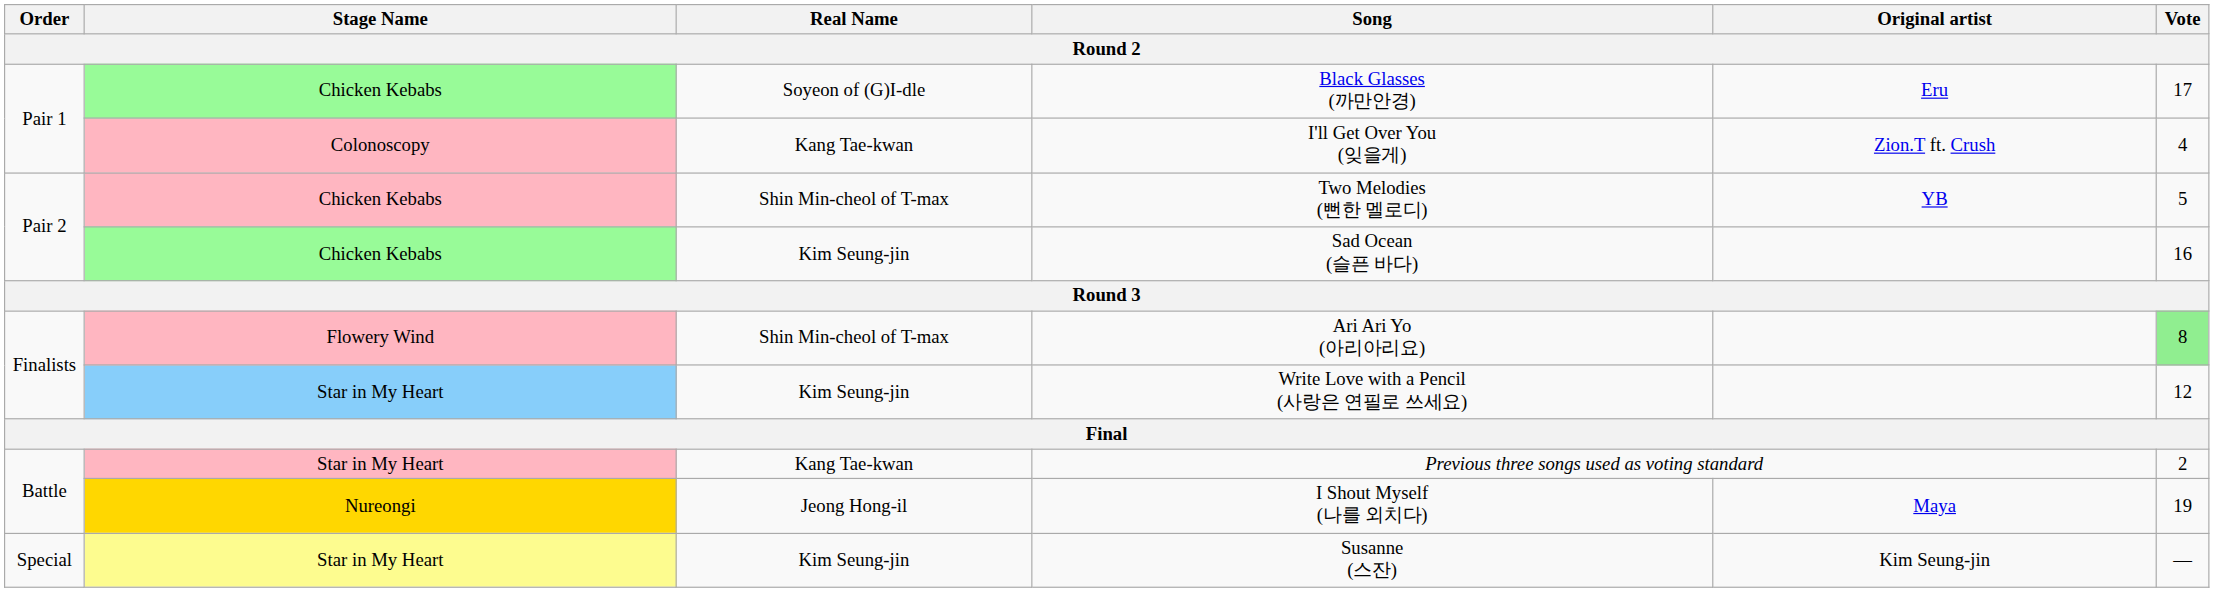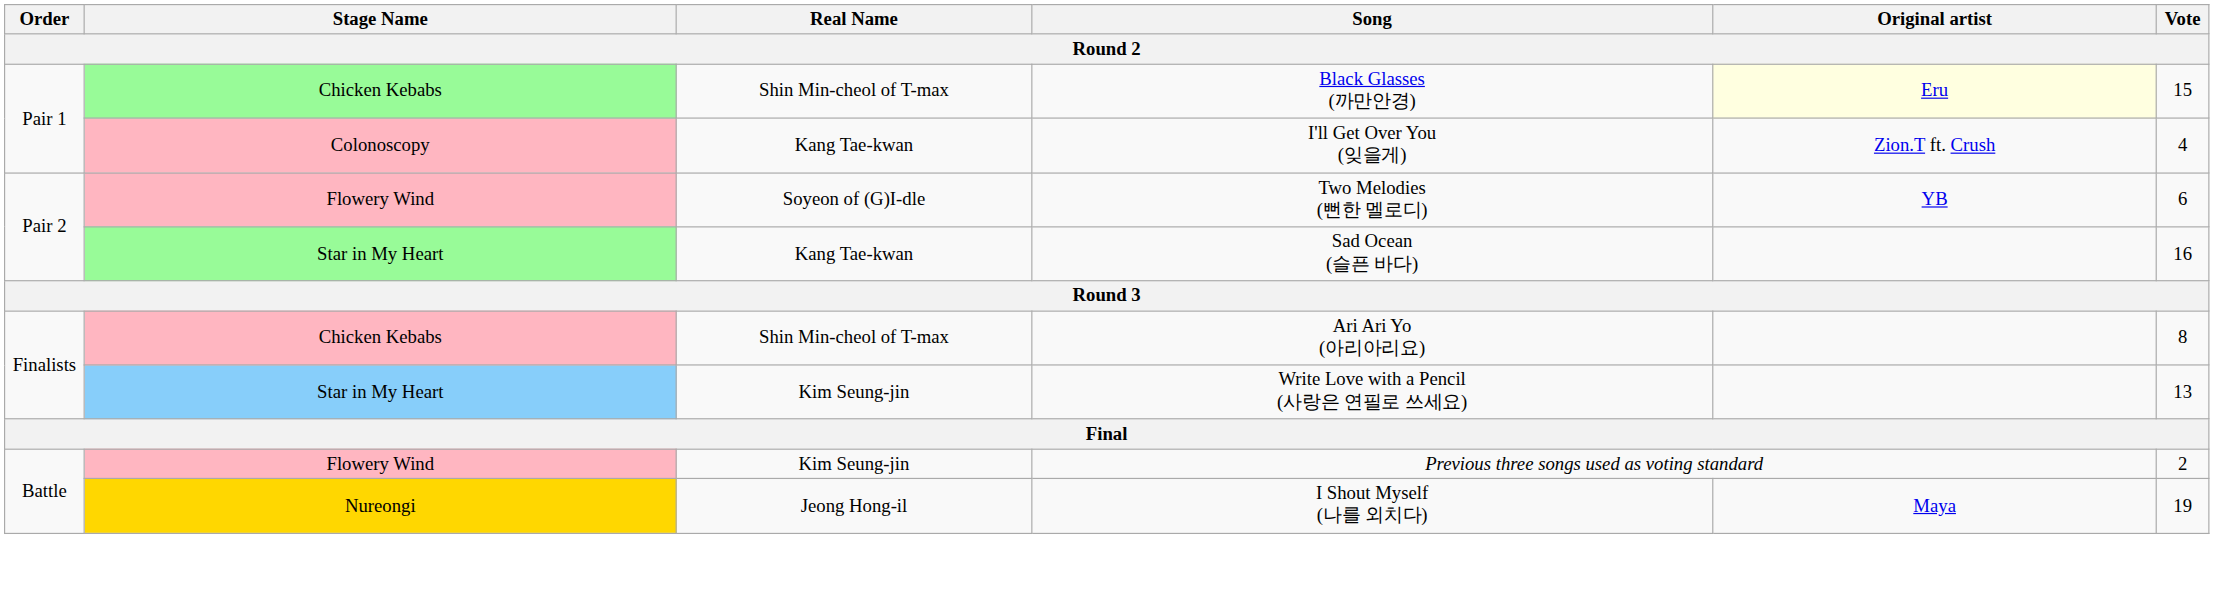(854, 91) Soyeon of (G)I-dle -> (854, 91) Shin Min-cheol of T-max
(1935, 91) no background -> (1935, 91) lightyellow background
(2183, 91) 17 -> (2183, 91) 15
(380, 199) Chicken Kebabs -> (380, 199) Flowery Wind
(854, 199) Shin Min-cheol of T-max -> (854, 199) Soyeon of (G)I-dle
(2183, 199) 5 -> (2183, 199) 6
(380, 253) Chicken Kebabs -> (380, 253) Star in My Heart
(854, 253) Kim Seung-jin -> (854, 253) Kang Tae-kwan
(380, 337) Flowery Wind -> (380, 337) Chicken Kebabs
(2183, 337) lightgreen background -> (2183, 337) no background
(2183, 391) 12 -> (2183, 391) 13
(380, 463) Star in My Heart -> (380, 463) Flowery Wind
(854, 463) Kang Tae-kwan -> (854, 463) Kim Seung-jin
- row: (1372, 558)
